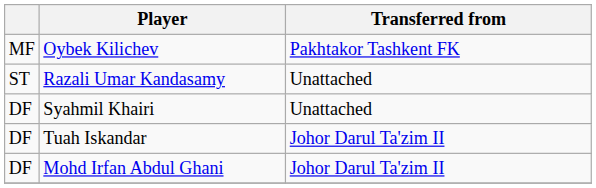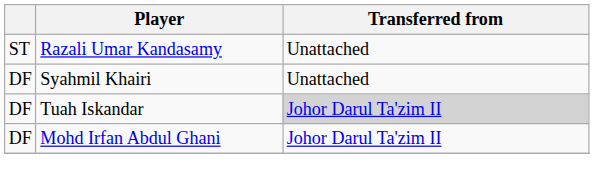- row: (101, 49)
(367, 138) no background -> (364, 109) lightgrey background
